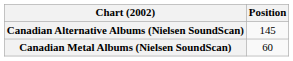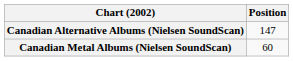(268, 30) 145 -> (268, 30) 147
